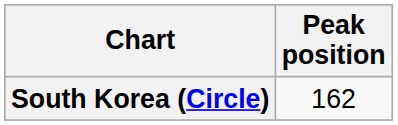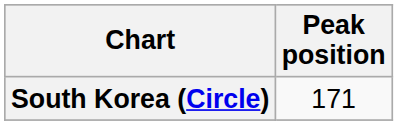(334, 98) 162 -> (334, 98) 171
